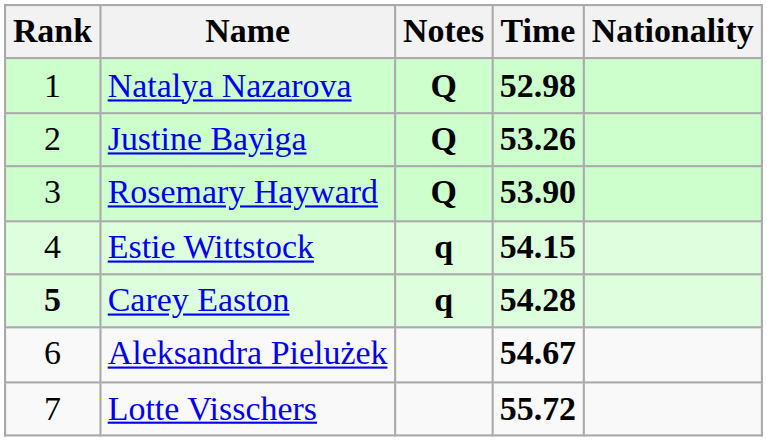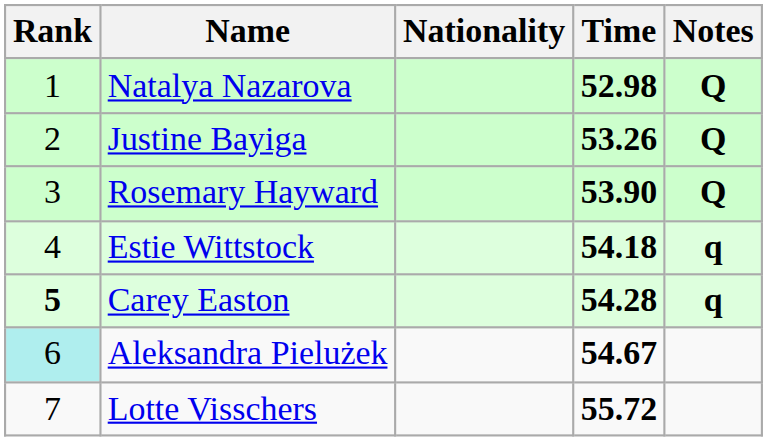columns swapped: (673, 31) <-> (444, 31)
(538, 246) 54.15 -> (619, 246) 54.18
(52, 354) no background -> (52, 354) paleturquoise background
